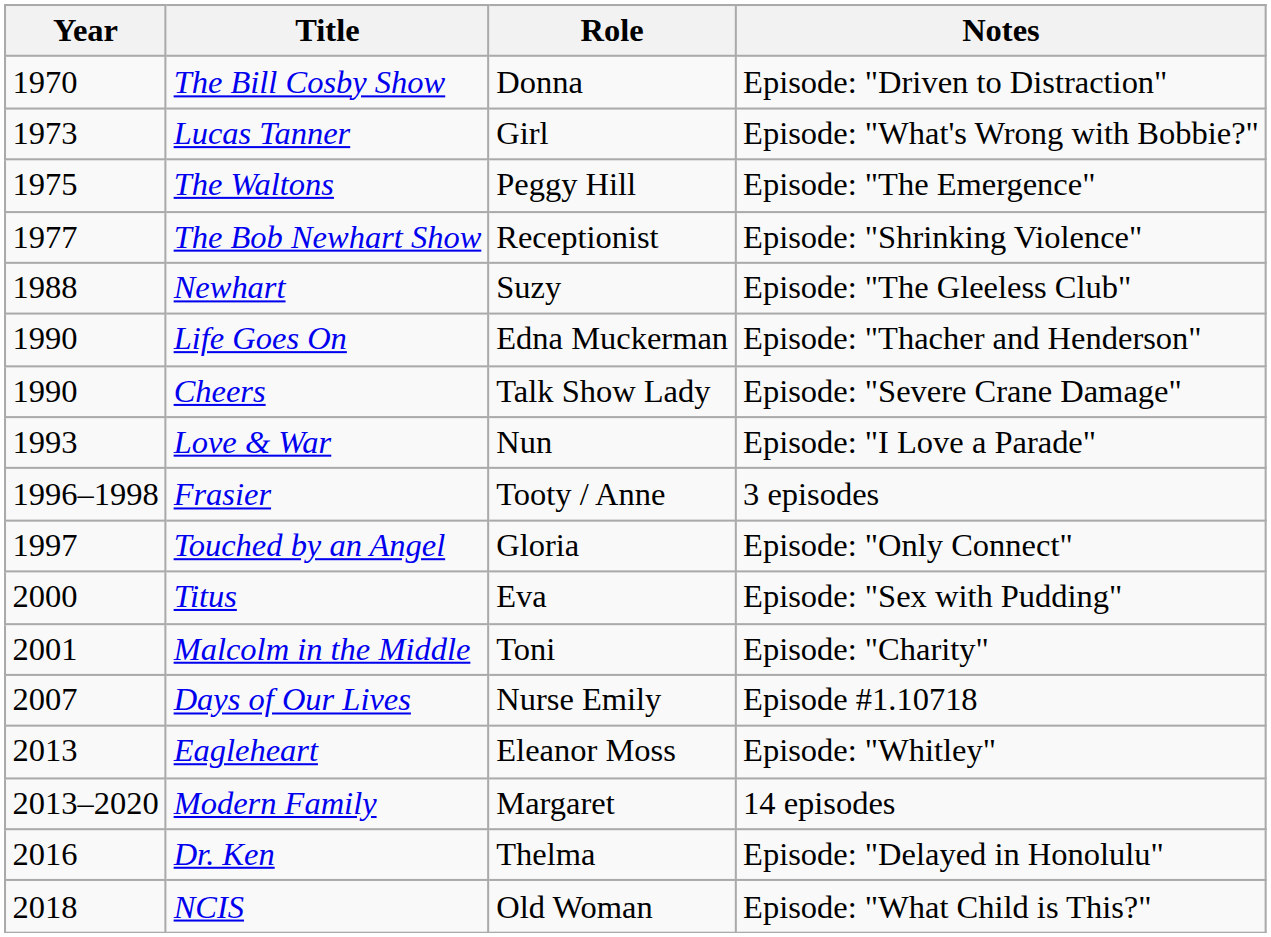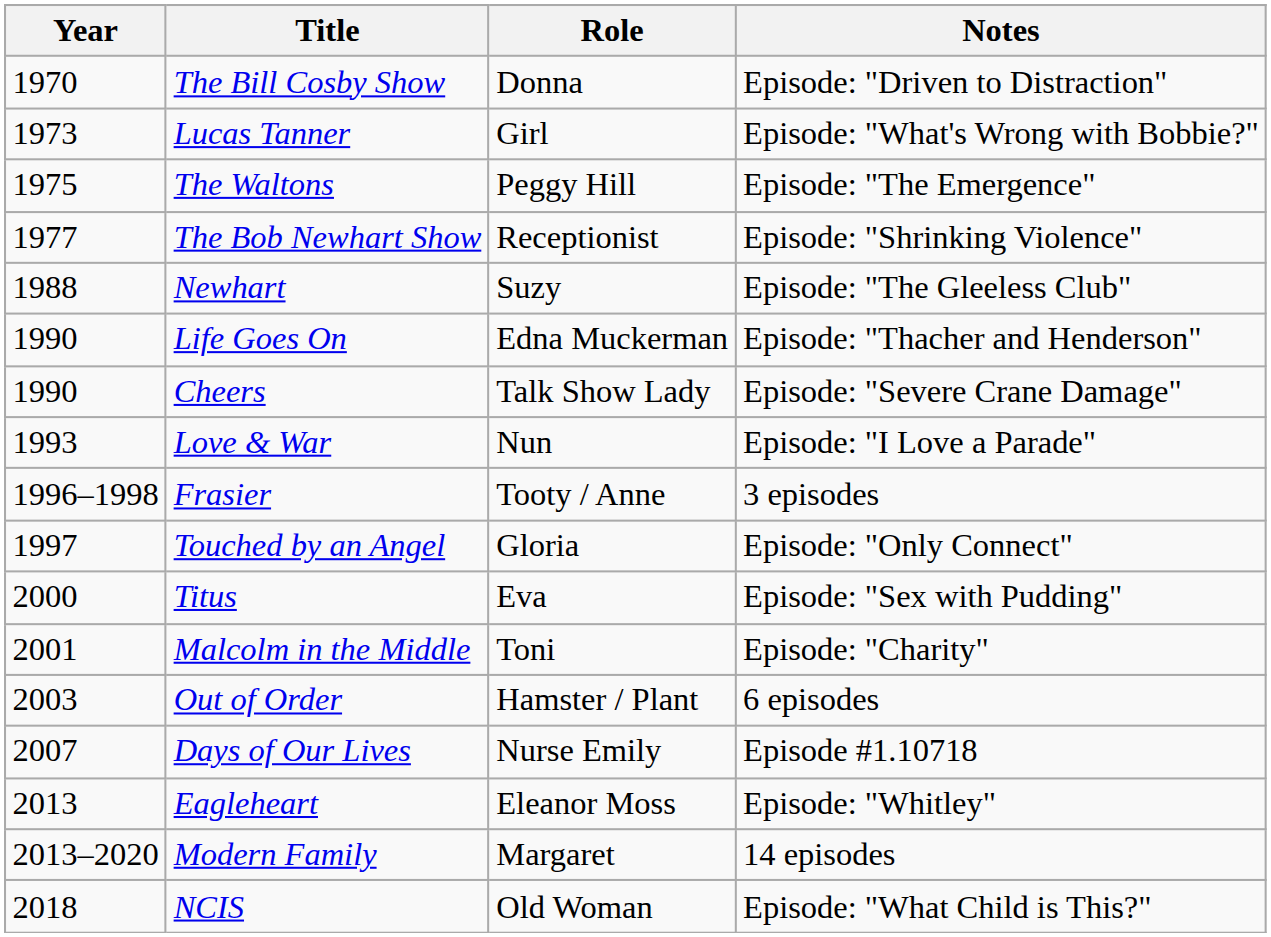+ row: (258, 699)
- row: (224, 854)
